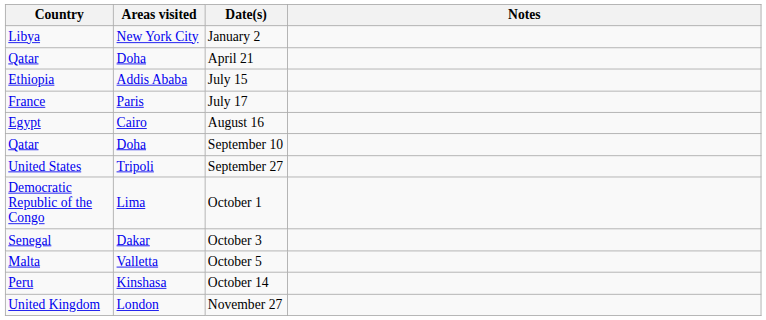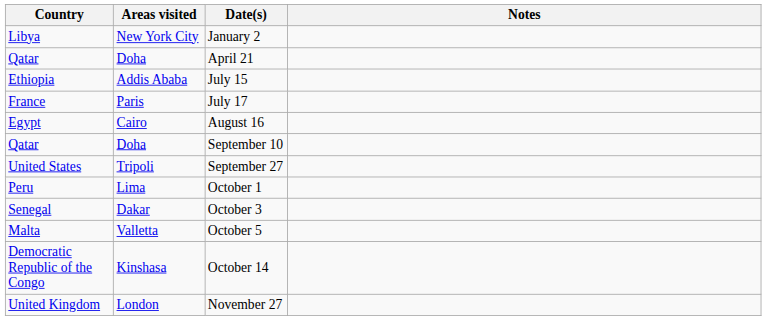(50, 203) Democratic Republic of the Congo -> (21, 187) Peru
(21, 283) Peru -> (50, 267) Democratic Republic of the Congo
